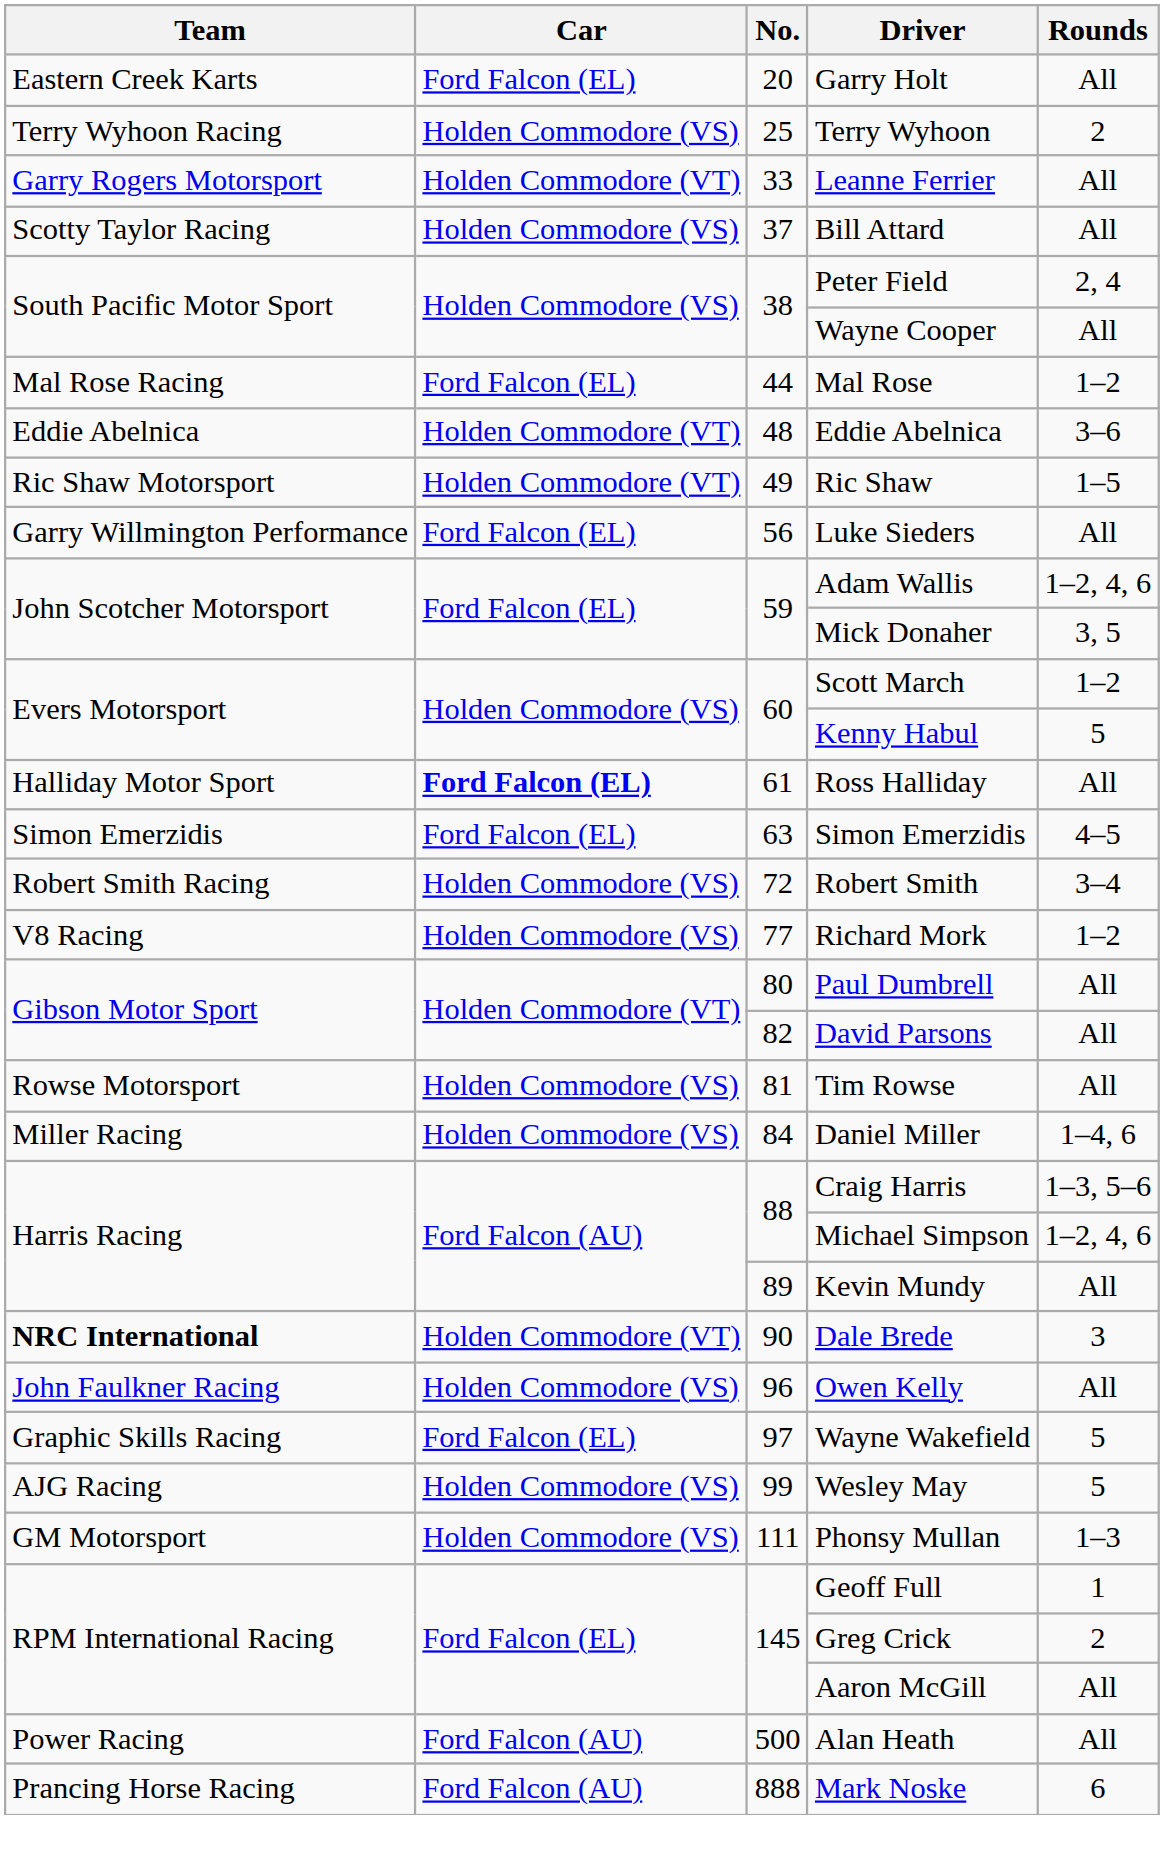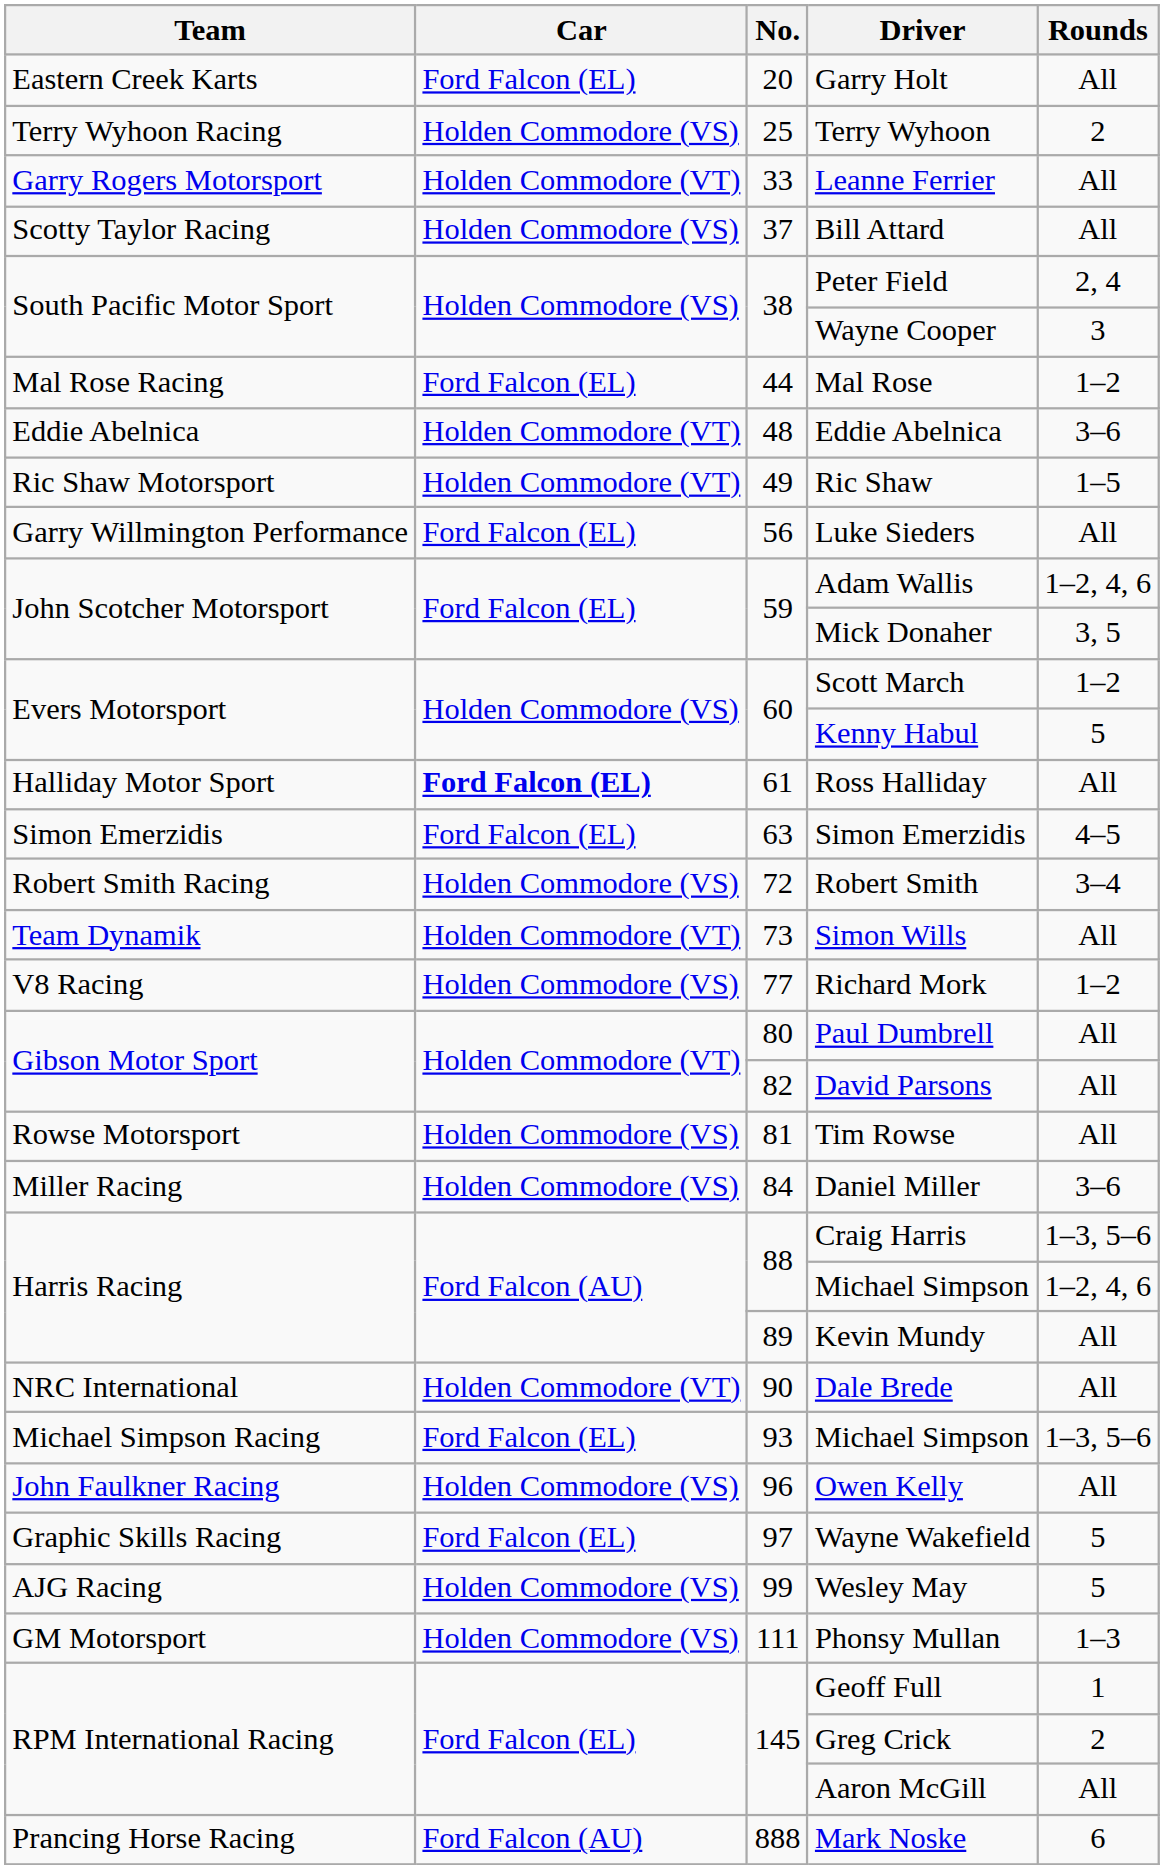(1098, 330) All -> (1098, 330) 3
+ row: (778, 933)
(1098, 1134) 1–4, 6 -> (1098, 1185) 3–6
(135, 1335) bold -> (125, 1386) normal
(1098, 1335) 3 -> (1098, 1386) All
+ row: (778, 1436)
- row: (778, 1738)
